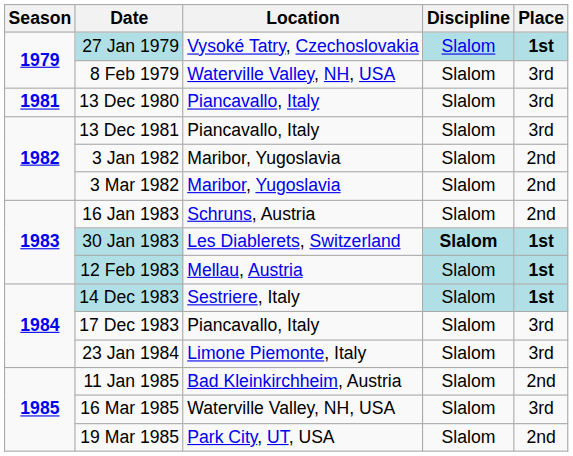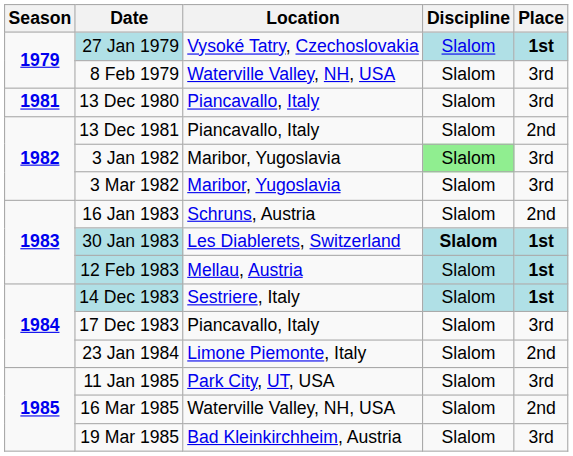(541, 130) 3rd -> (541, 130) 2nd
(468, 158) no background -> (468, 158) lightgreen background
(541, 158) 2nd -> (541, 158) 3rd
(541, 185) 2nd -> (541, 185) 3rd
(541, 353) 3rd -> (541, 353) 2nd
(294, 381) Bad Kleinkirchheim, Austria -> (261, 381) Park City, UT, USA
(541, 381) 2nd -> (541, 381) 3rd
(541, 409) 3rd -> (541, 409) 2nd
(261, 437) Park City, UT, USA -> (294, 437) Bad Kleinkirchheim, Austria
(541, 437) 2nd -> (541, 437) 3rd
